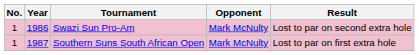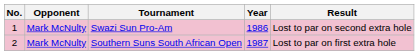columns swapped: (38, 12) <-> (238, 12)
(14, 43) 1 -> (14, 43) 2
